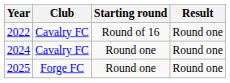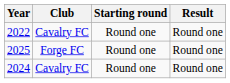(131, 31) Round of 16 -> (131, 31) Round one
rows swapped: (19, 50) <-> (19, 68)
